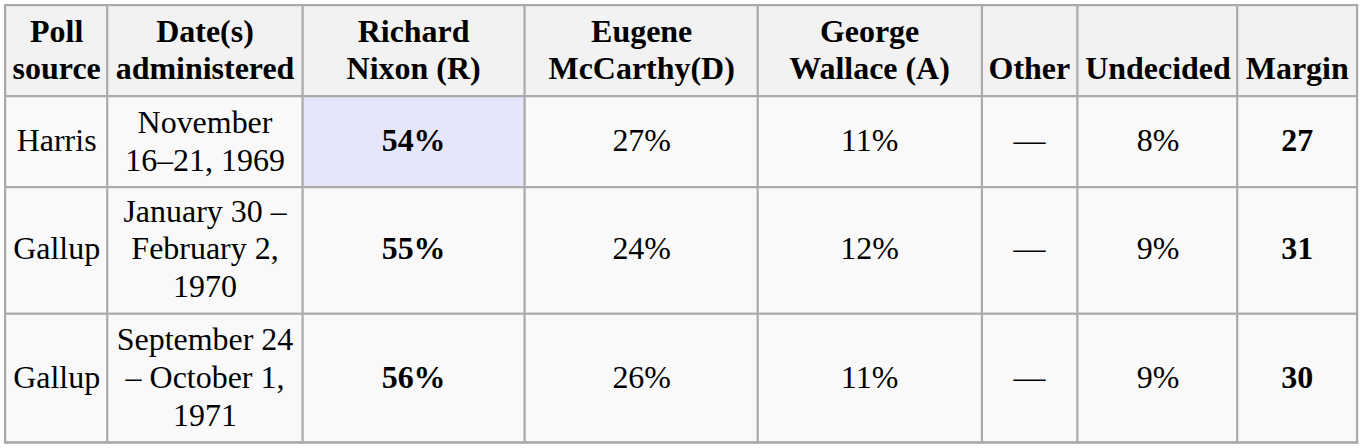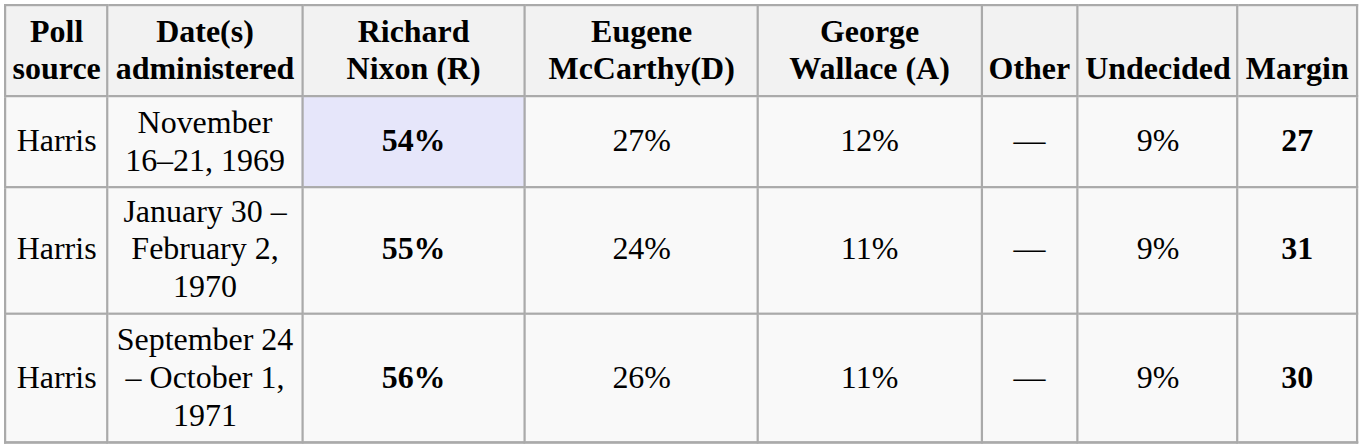(870, 140) 11% -> (870, 140) 12%
(1158, 140) 8% -> (1158, 140) 9%
(57, 249) Gallup -> (57, 249) Harris
(870, 249) 12% -> (870, 249) 11%
(57, 378) Gallup -> (57, 378) Harris
